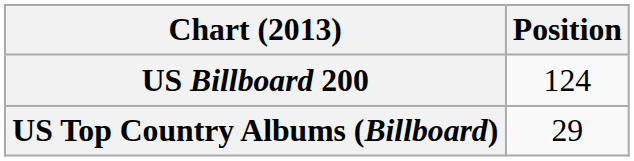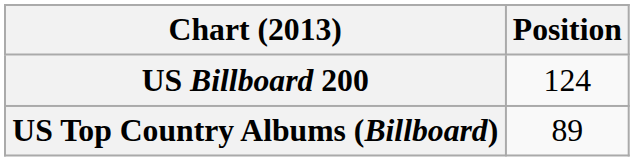(567, 130) 29 -> (567, 130) 89
